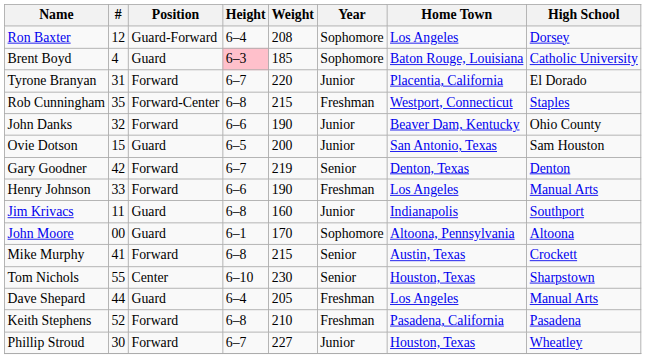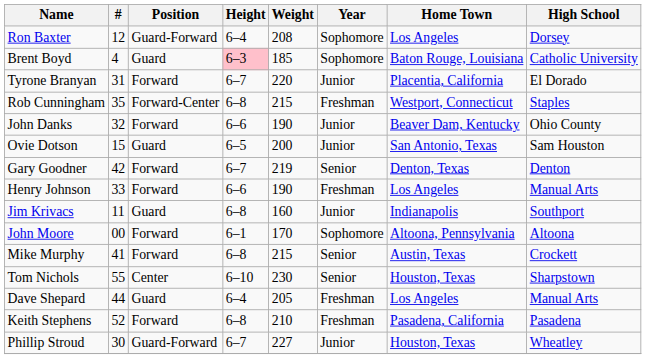(149, 233) Guard -> (155, 233) Forward
(155, 342) Forward -> (174, 342) Guard-Forward
